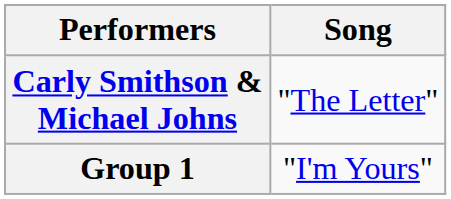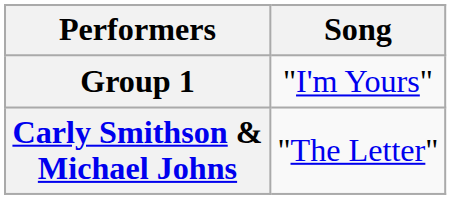rows swapped: (137, 168) <-> (137, 99)
